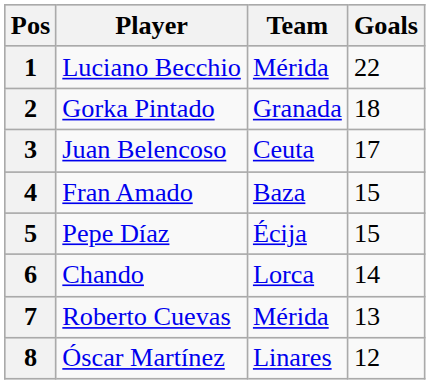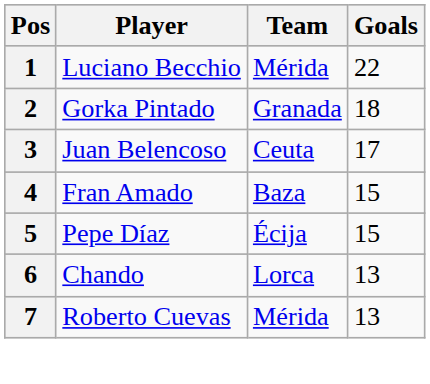(367, 274) 14 -> (367, 274) 13
- row: (144, 358)
